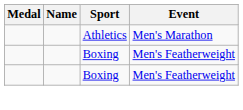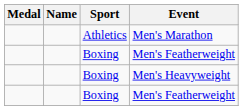+ row: (101, 75)
